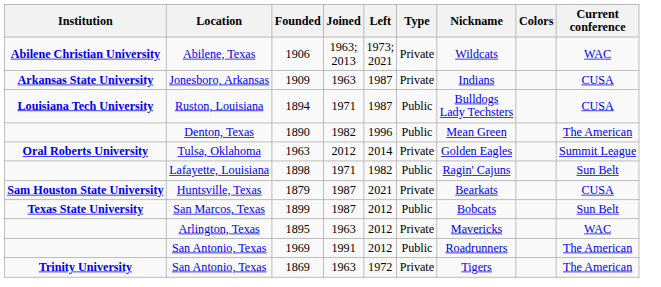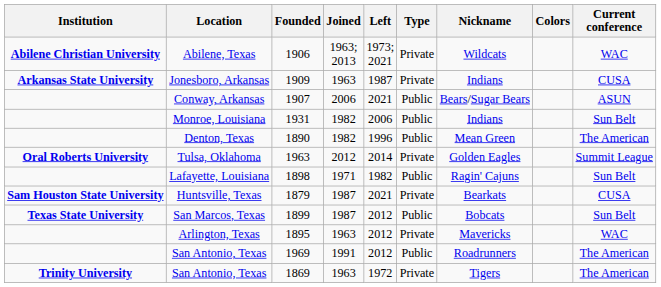+ row: (219, 99)
- row: (219, 106)
+ row: (219, 118)
